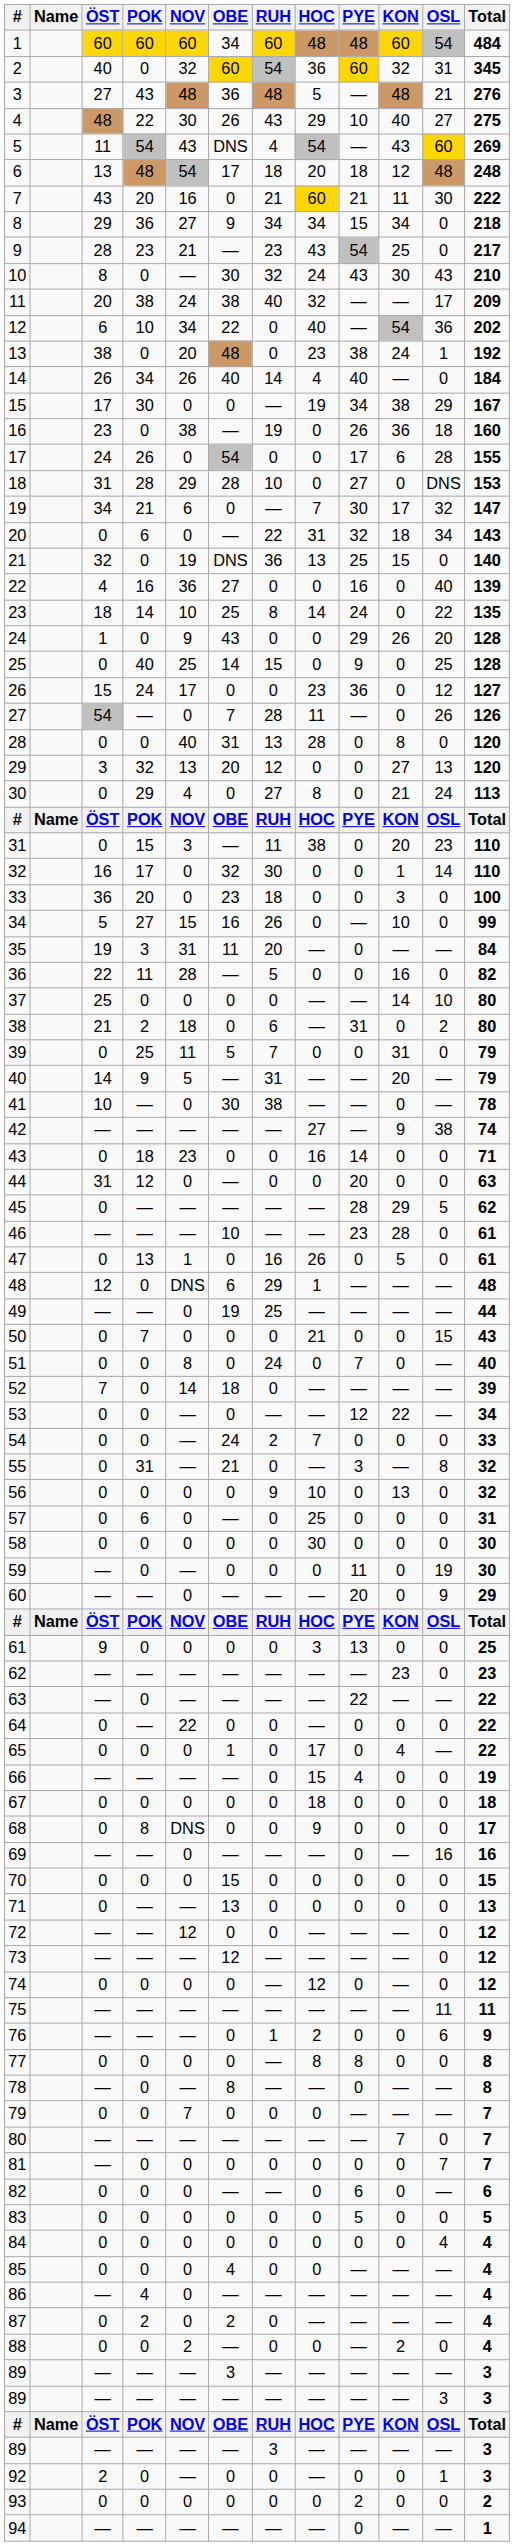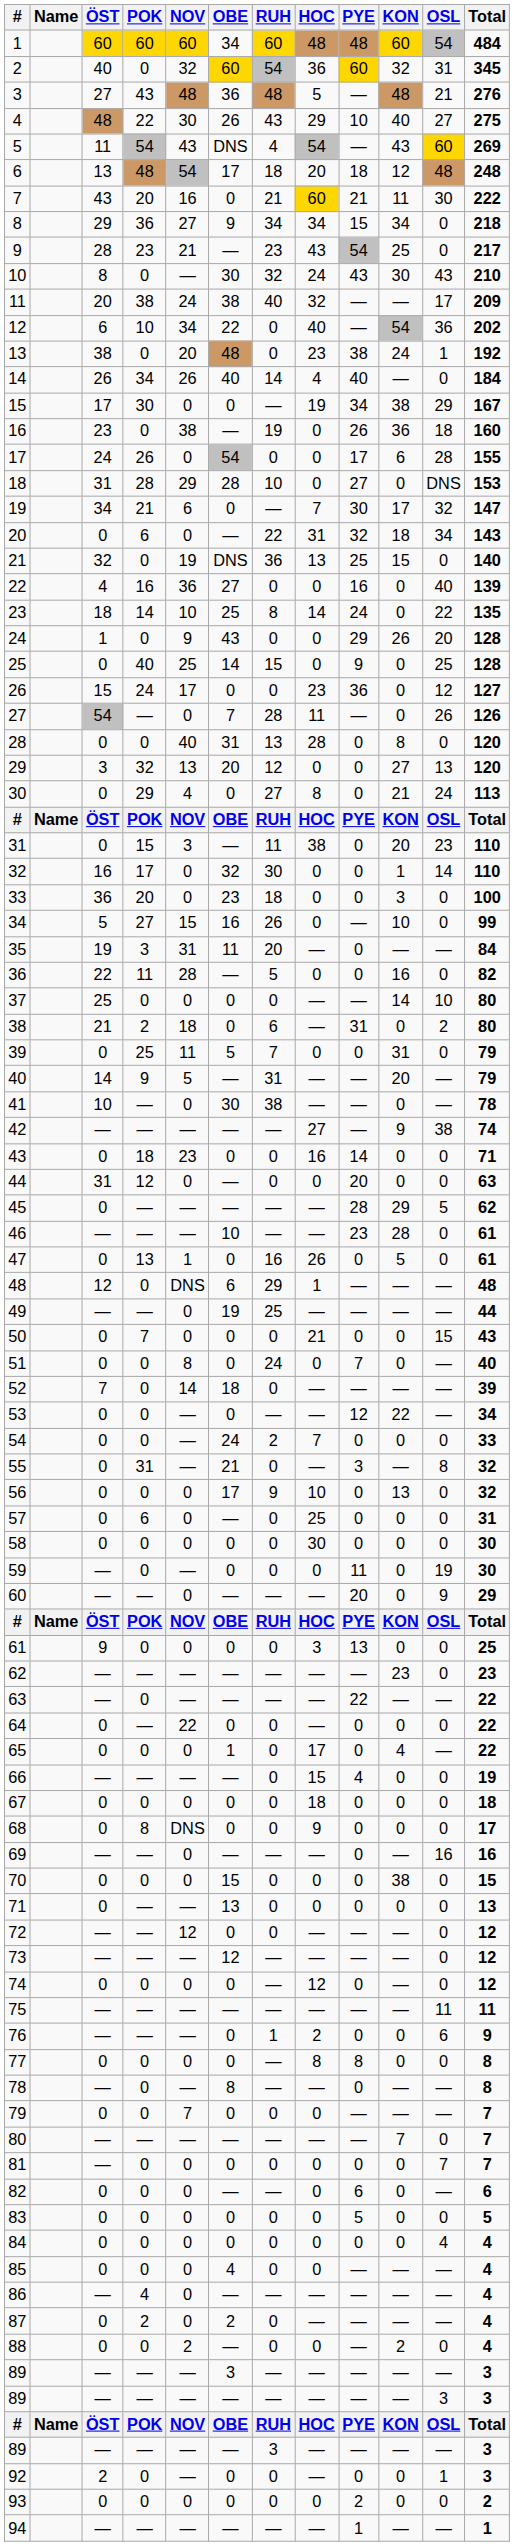(230, 1492) 0 -> (230, 1492) 17
(401, 1880) 0 -> (401, 1880) 38
(359, 2528) 0 -> (359, 2528) 1
